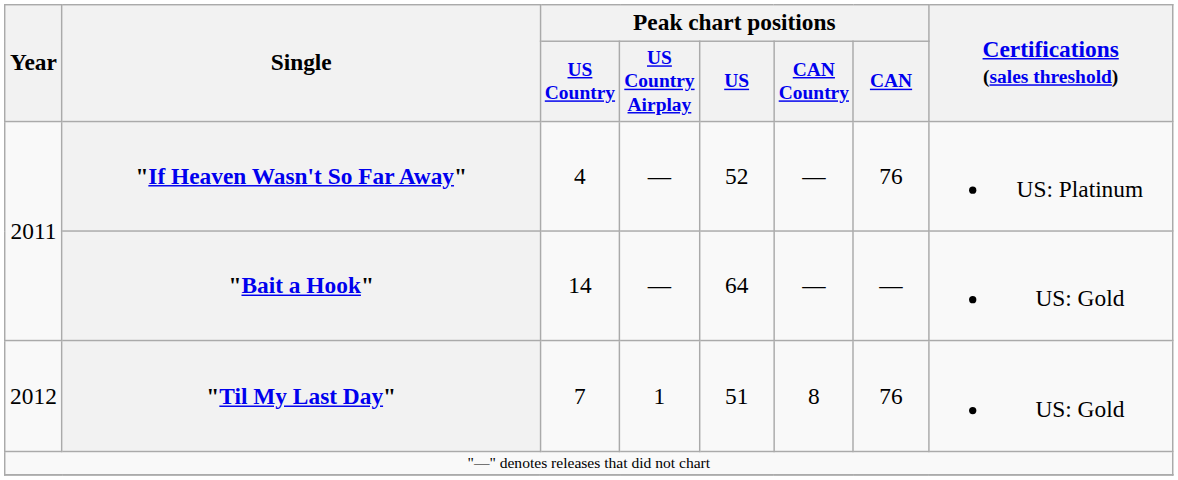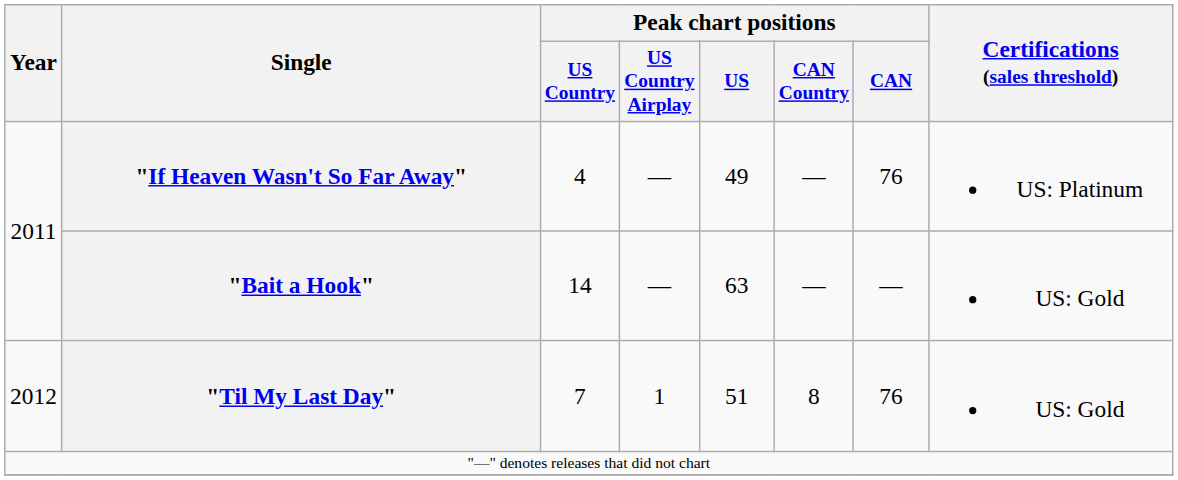(737, 175) 52 -> (737, 175) 49
(737, 285) 64 -> (737, 285) 63
